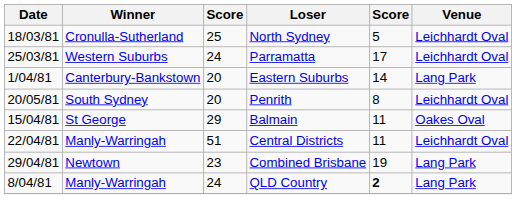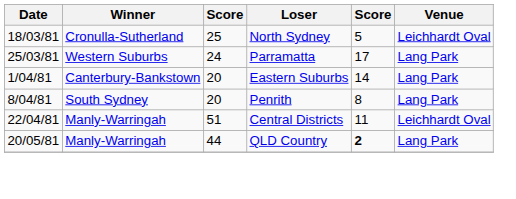(462, 57) Leichhardt Oval -> (428, 57) Lang Park
(33, 99) 20/05/81 -> (30, 99) 8/04/81
(462, 99) Leichhardt Oval -> (428, 99) Lang Park
- row: (274, 120)
- row: (308, 162)
(30, 183) 8/04/81 -> (33, 141) 20/05/81
(214, 183) 24 -> (214, 141) 44
